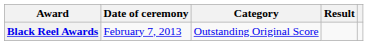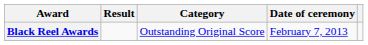columns swapped: (146, 13) <-> (339, 13)
